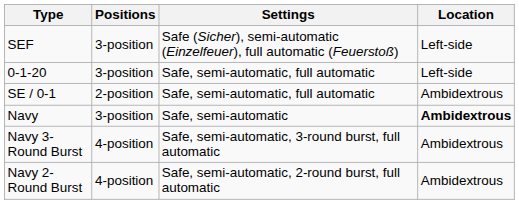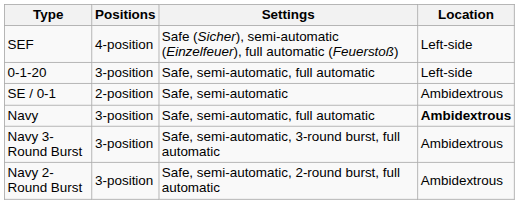(124, 44) 3-position -> (124, 44) 4-position
(268, 94) Safe, semi-automatic, full automatic -> (225, 94) Safe, semi-automatic
(225, 115) Safe, semi-automatic -> (268, 115) Safe, semi-automatic, full automatic
(124, 144) 4-position -> (124, 144) 3-position
(124, 180) 4-position -> (124, 180) 3-position
